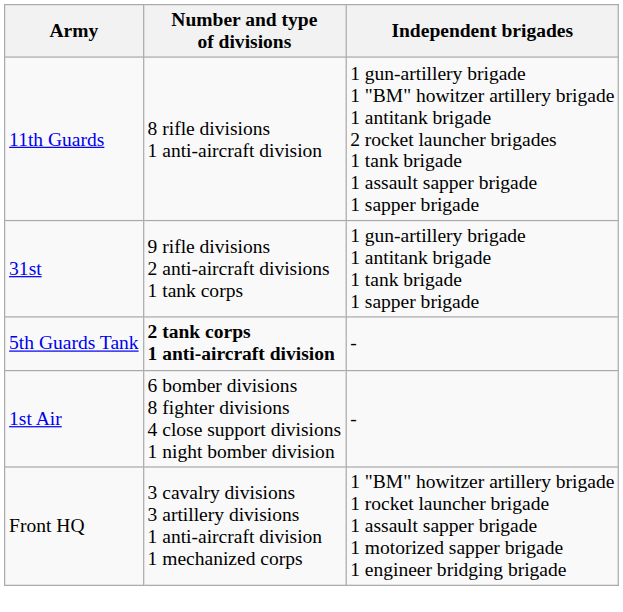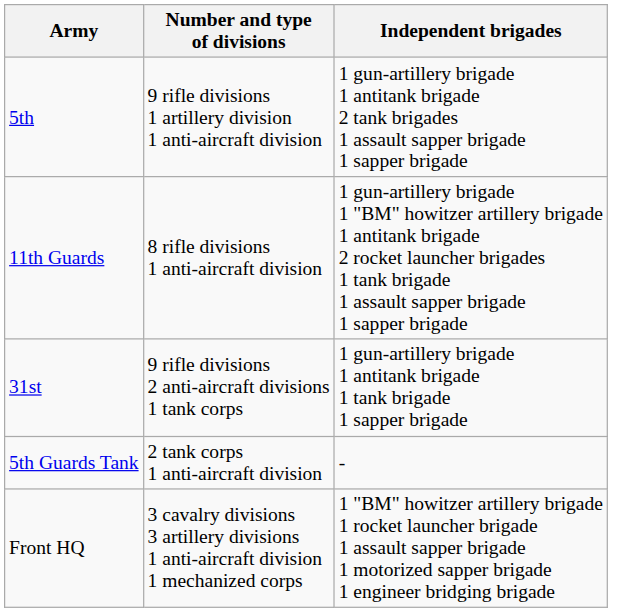+ row: (22, 116)
(241, 343) bold -> (235, 462) normal
- row: (35, 418)
